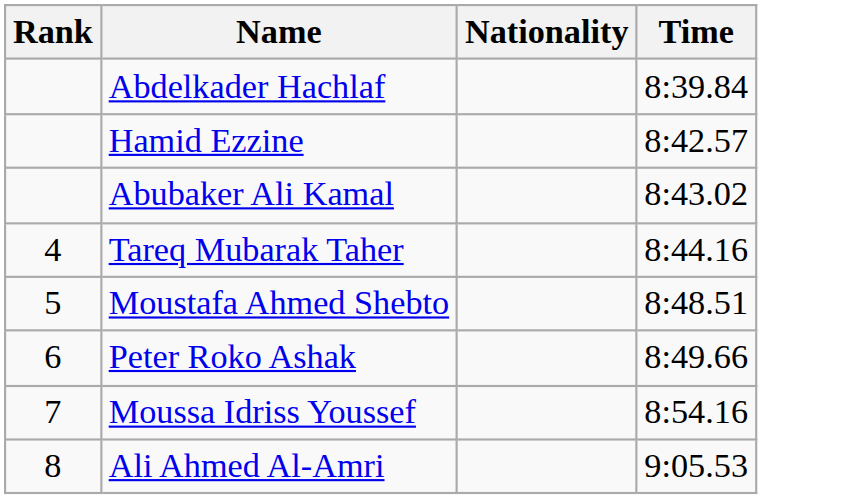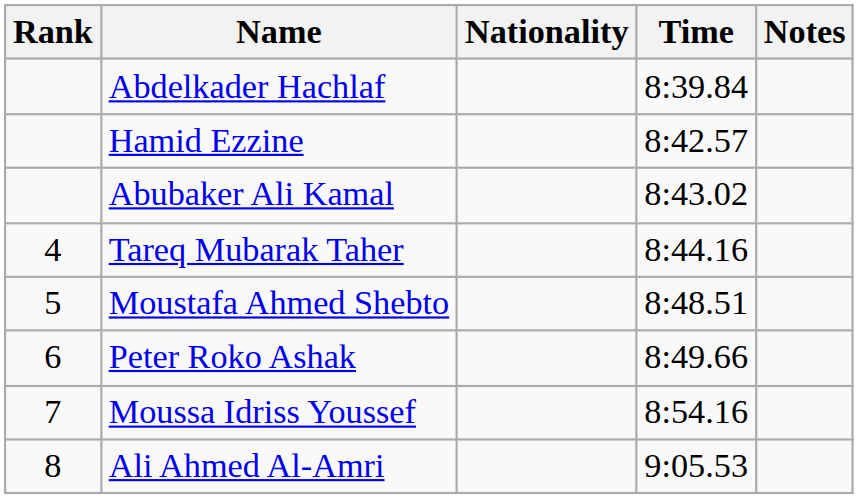+ column: (805, 31)
